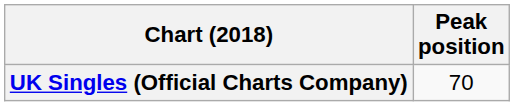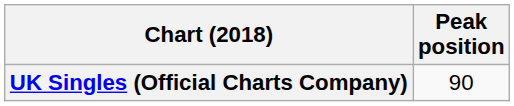(461, 82) 70 -> (461, 82) 90
